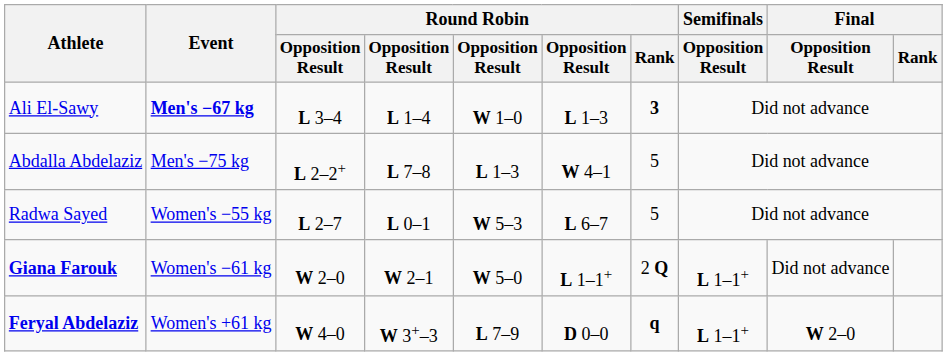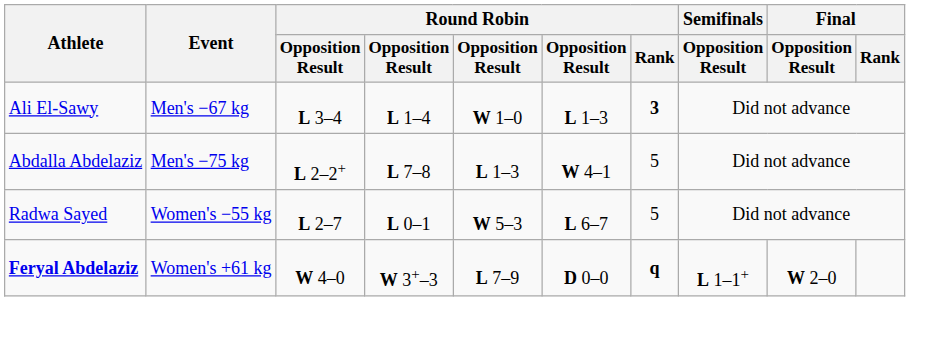(202, 108) bold -> (200, 108) normal
- row: (63, 268)
